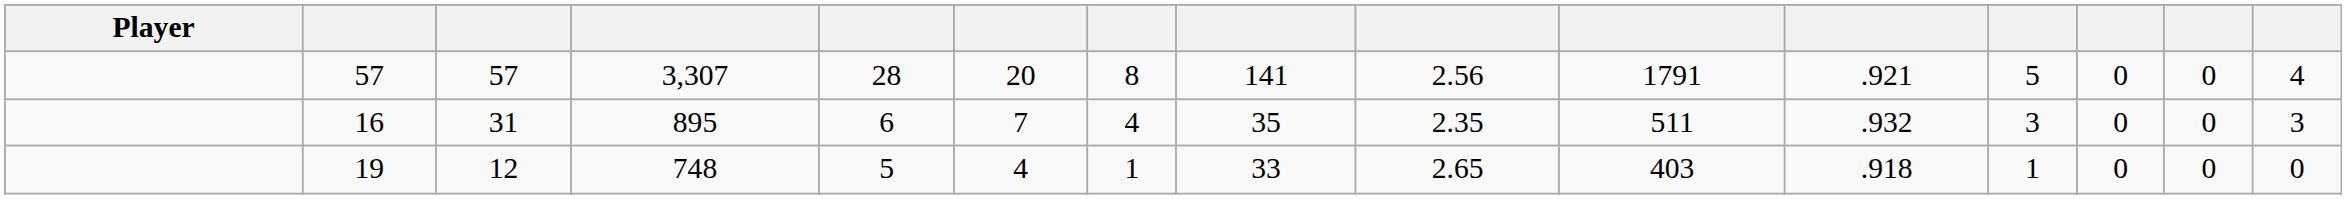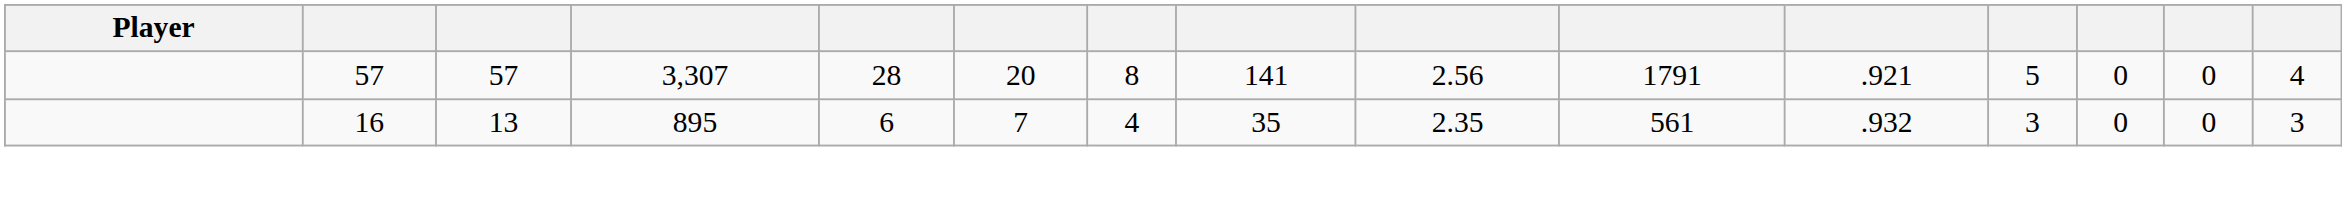(503, 121) 31 -> (503, 121) 13
(1672, 121) 511 -> (1672, 121) 561
- row: (369, 168)
